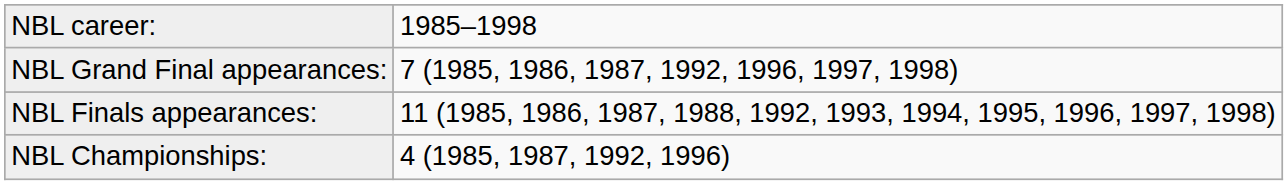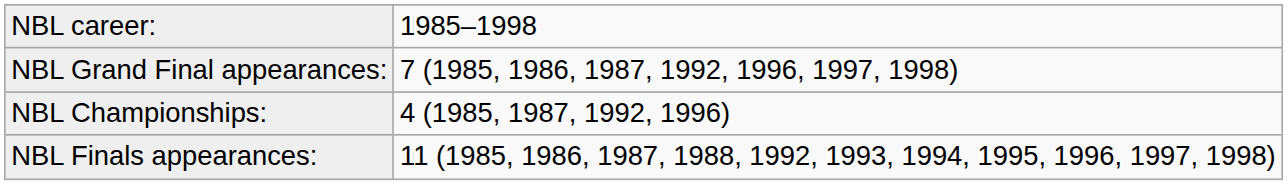rows swapped: (139, 156) <-> (164, 112)
